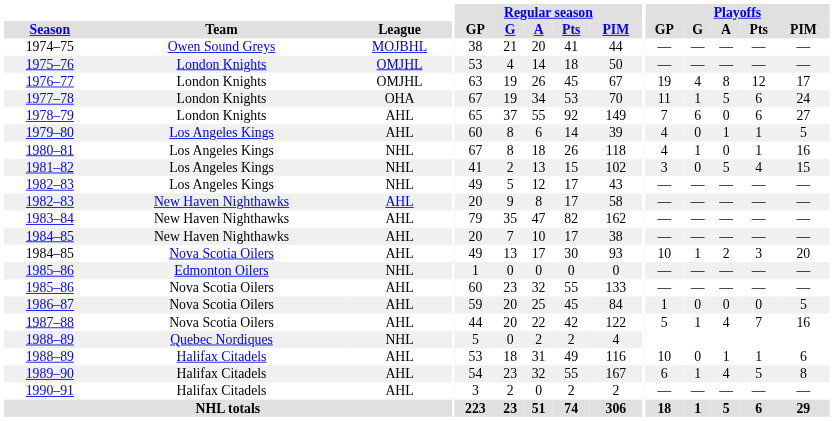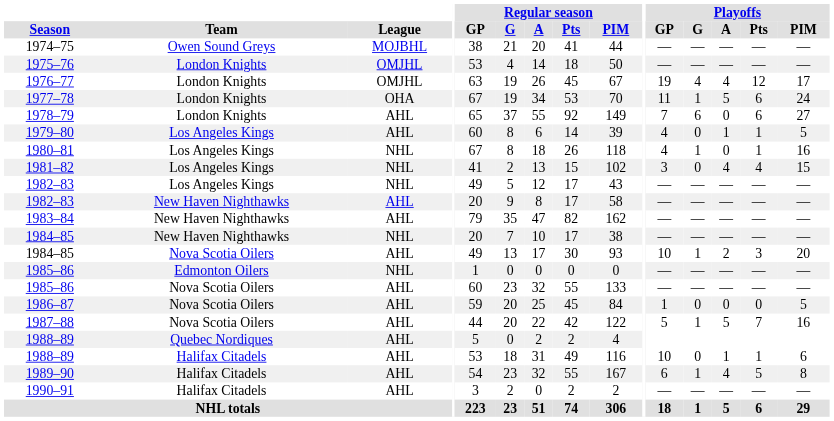(726, 81) 8 -> (726, 81) 4
(726, 167) 5 -> (726, 167) 4
(400, 236) AHL -> (400, 236) NHL
(726, 322) 4 -> (726, 322) 5
(400, 339) NHL -> (400, 339) AHL
